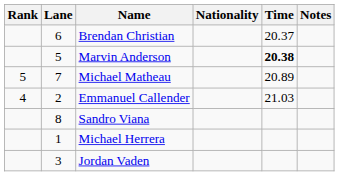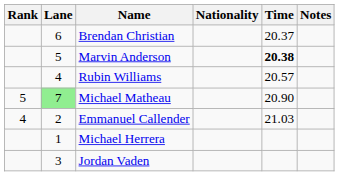+ row: (120, 77)
(58, 77) no background -> (58, 98) lightgreen background
(279, 77) 20.89 -> (279, 98) 20.90
- row: (114, 118)
